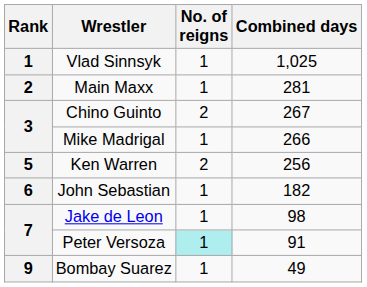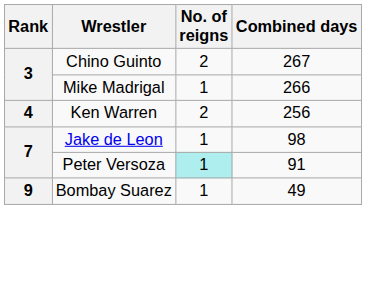- row: (114, 61)
- row: (114, 87)
(28, 165) 5 -> (28, 113) 4
- row: (114, 191)
